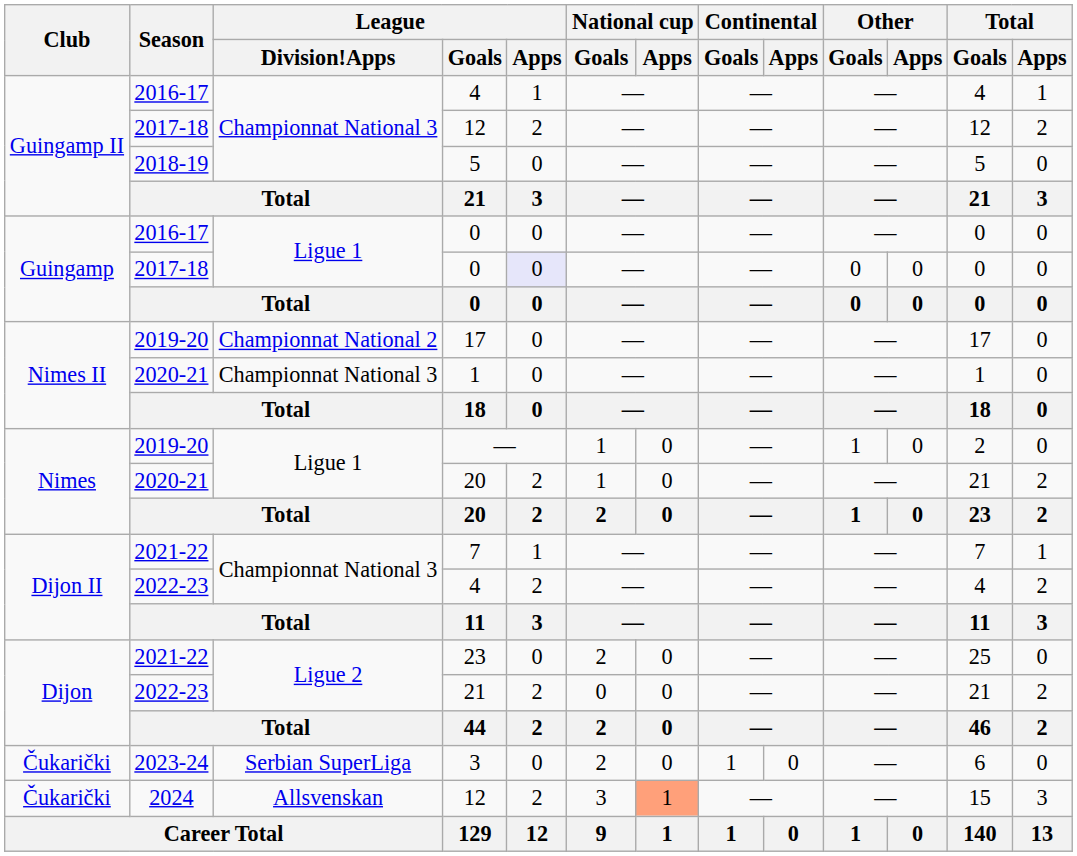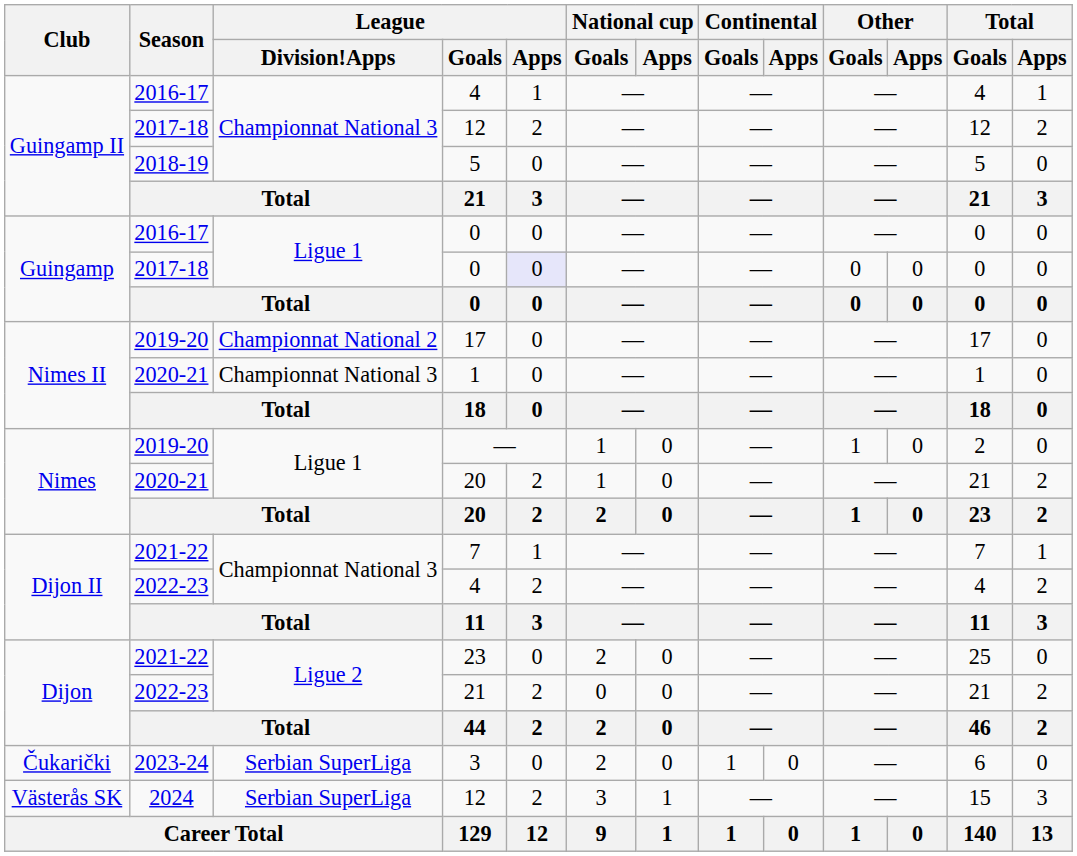(67, 798) Čukarički -> (67, 798) Västerås SK
(328, 798) Allsvenskan -> (328, 798) Serbian SuperLiga
(667, 798) lightsalmon background -> (667, 798) no background
